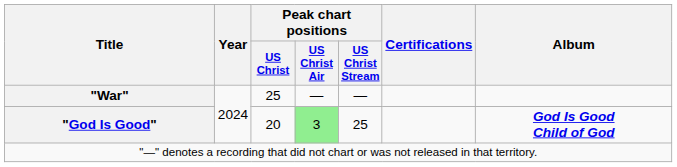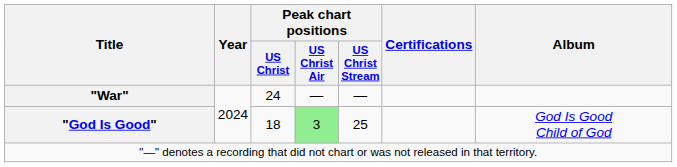(273, 95) 25 -> (273, 95) 24
(273, 124) 20 -> (273, 124) 18
(574, 124) bold -> (574, 124) normal
